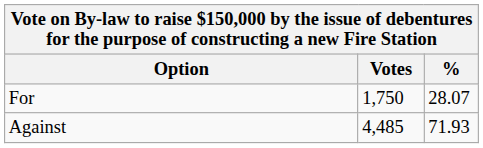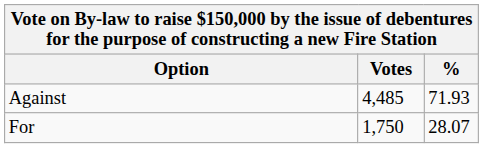rows swapped: (37, 127) <-> (22, 98)
